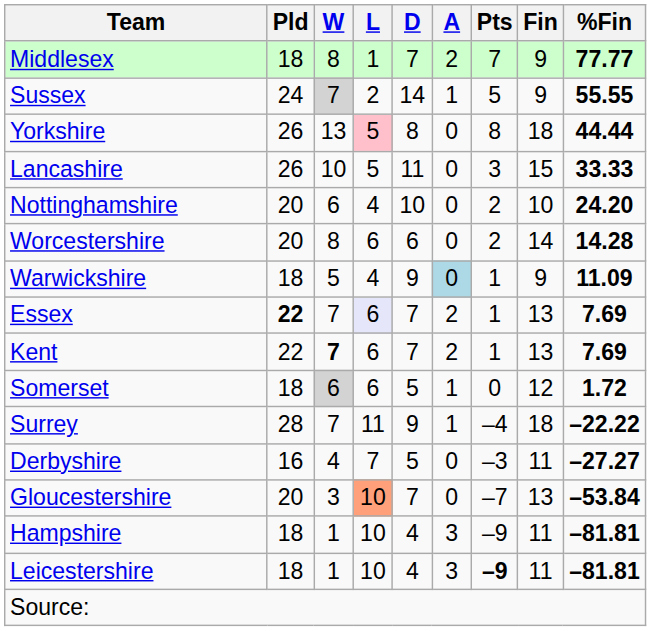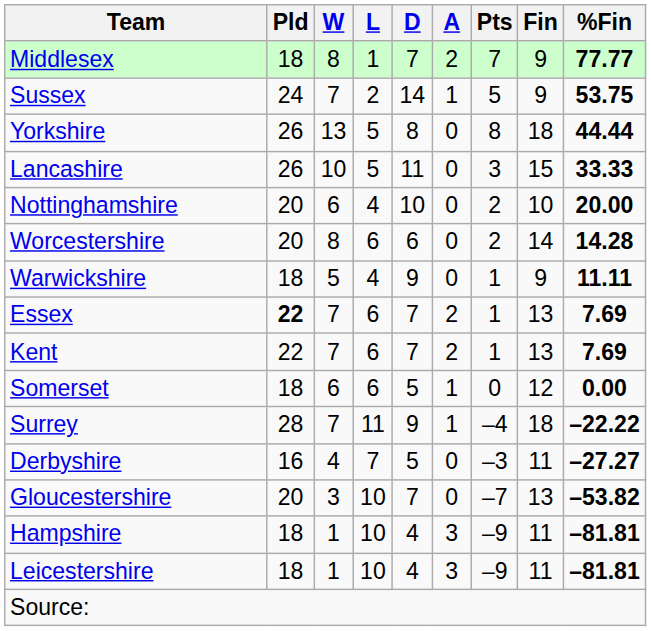(334, 95) lightgrey background -> (334, 95) no background
(604, 95) 55.55 -> (604, 95) 53.75
(373, 132) pink background -> (373, 132) no background
(604, 205) 24.20 -> (604, 205) 20.00
(452, 278) lightblue background -> (452, 278) no background
(604, 278) 11.09 -> (604, 278) 11.11
(373, 315) lavender background -> (373, 315) no background
(334, 351) bold -> (334, 351) normal
(334, 388) lightgrey background -> (334, 388) no background
(604, 388) 1.72 -> (604, 388) 0.00
(373, 497) lightsalmon background -> (373, 497) no background
(604, 497) –53.84 -> (604, 497) –53.82
(495, 570) bold -> (495, 570) normal
